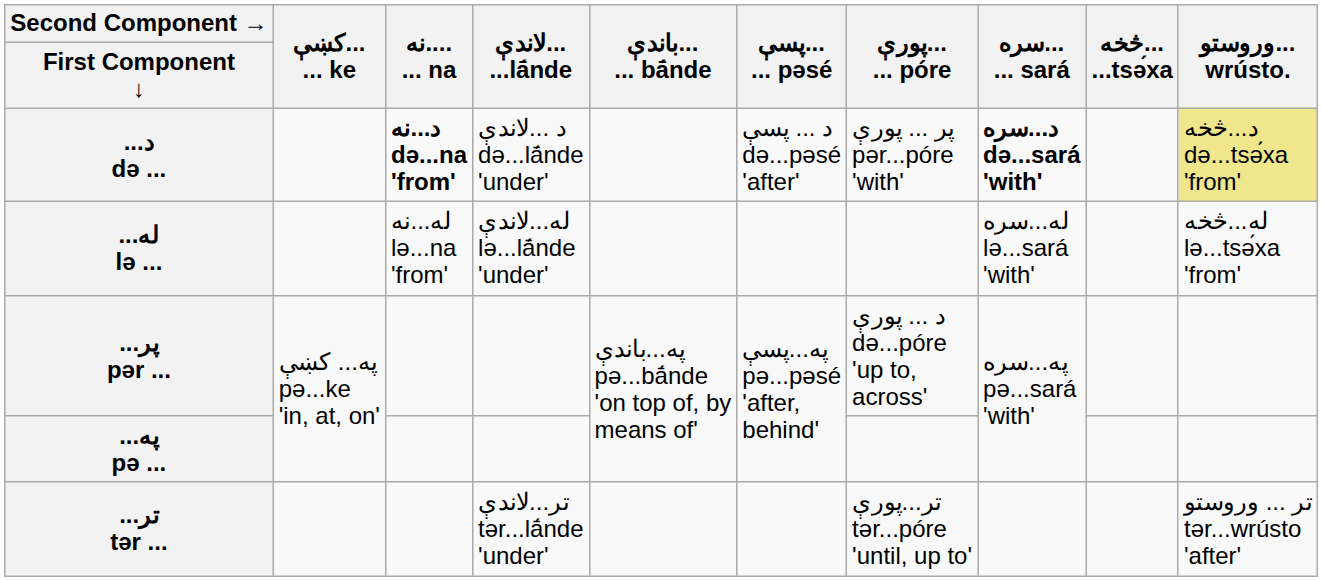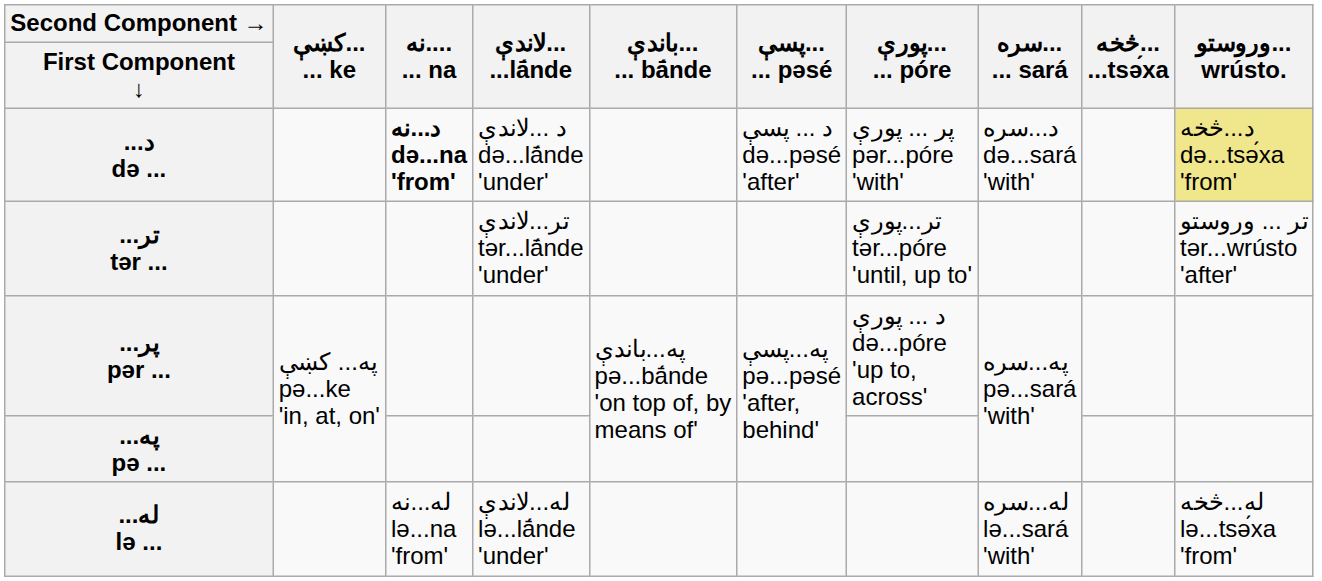(1032, 155) bold -> (1030, 155) normal
rows swapped: (139, 248) <-> (139, 529)
